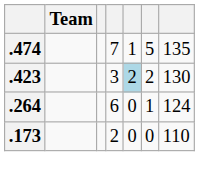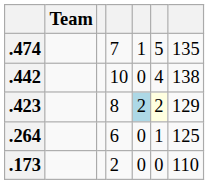+ row: (25, 77)
(114, 77) 3 -> (114, 106) 8
(150, 77) no background -> (159, 106) lightyellow background
(177, 77) 130 -> (186, 106) 129
(177, 106) 124 -> (186, 135) 125
